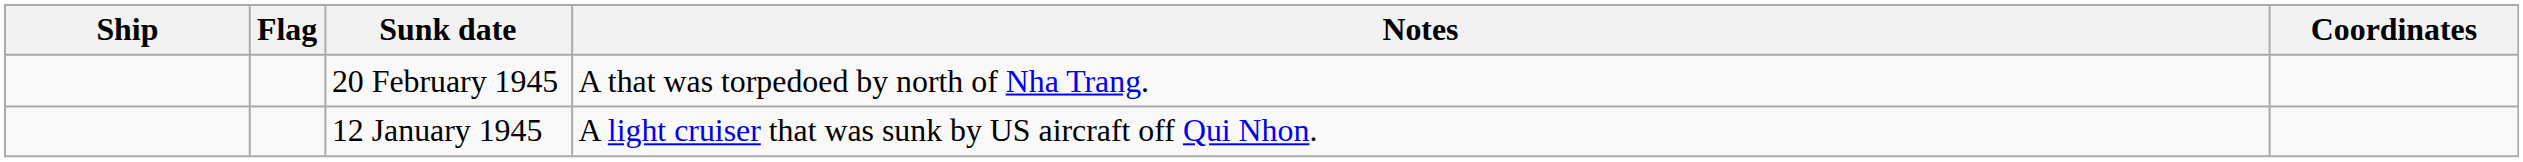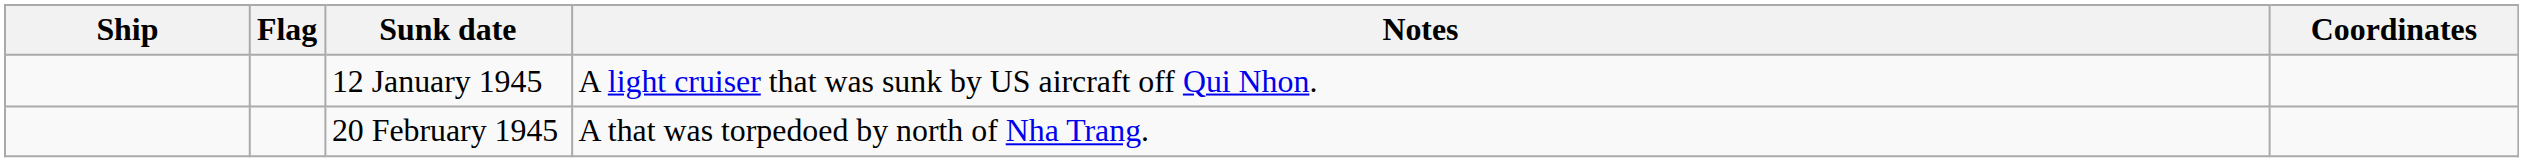rows swapped: (437, 130) <-> (445, 80)
